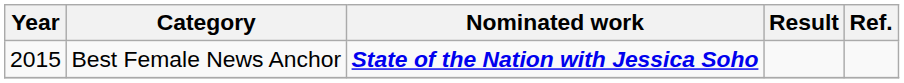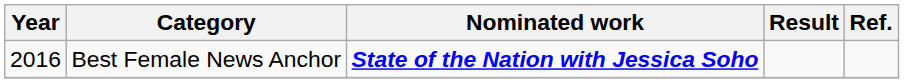(35, 58) 2015 -> (35, 58) 2016
